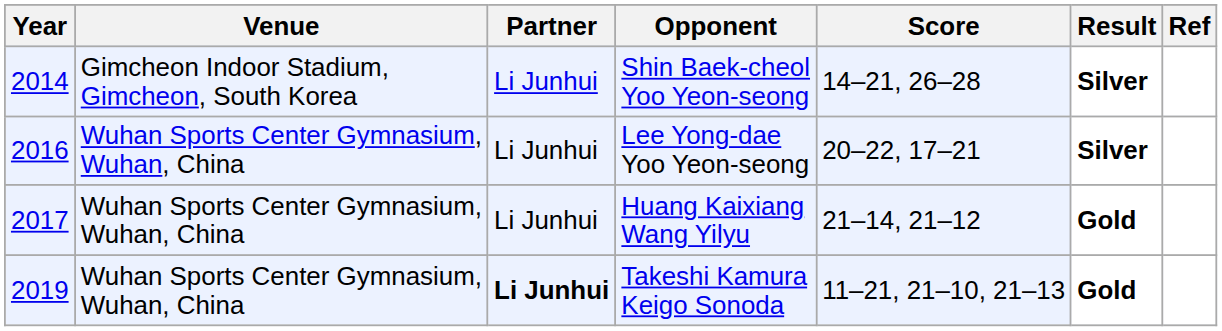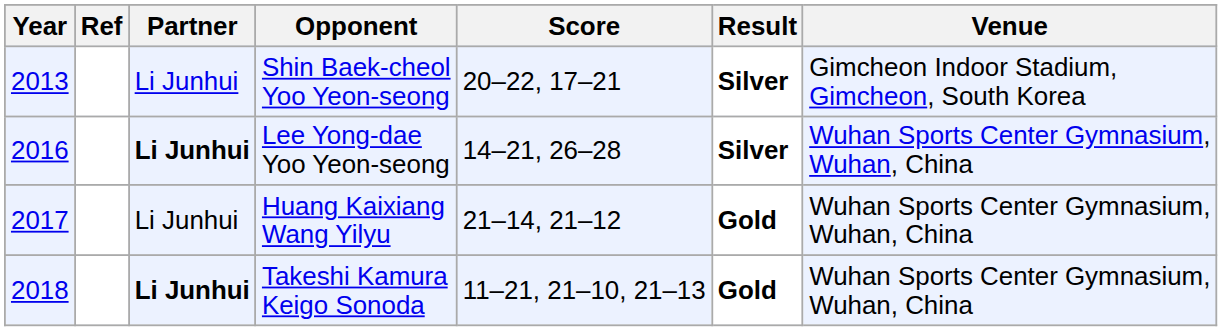columns swapped: (281, 26) <-> (1189, 26)
(40, 81) 2014 -> (40, 81) 2013
(901, 81) 14–21, 26–28 -> (542, 81) 20–22, 17–21
(546, 151) normal -> (192, 151) bold
(901, 151) 20–22, 17–21 -> (542, 151) 14–21, 26–28
(40, 290) 2019 -> (40, 290) 2018
